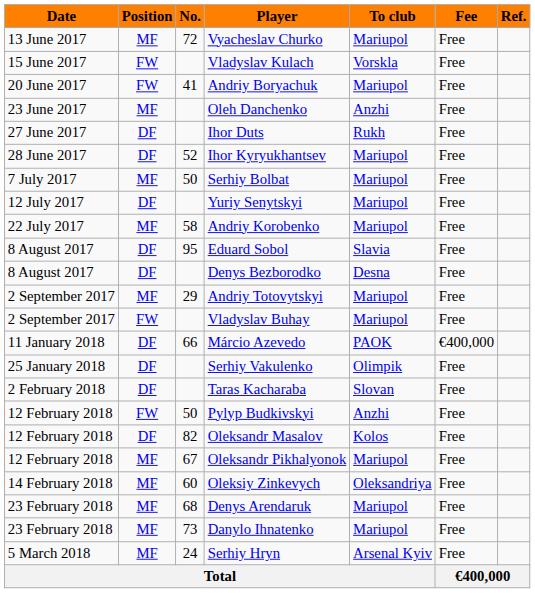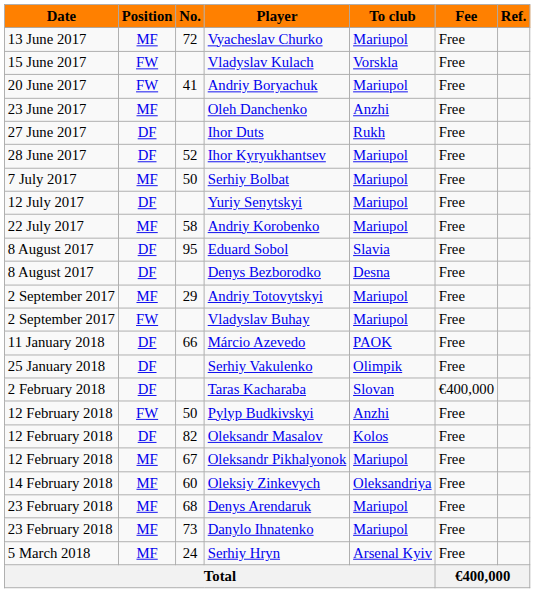(466, 343) €400,000 -> (452, 343) Free
(452, 389) Free -> (466, 389) €400,000
